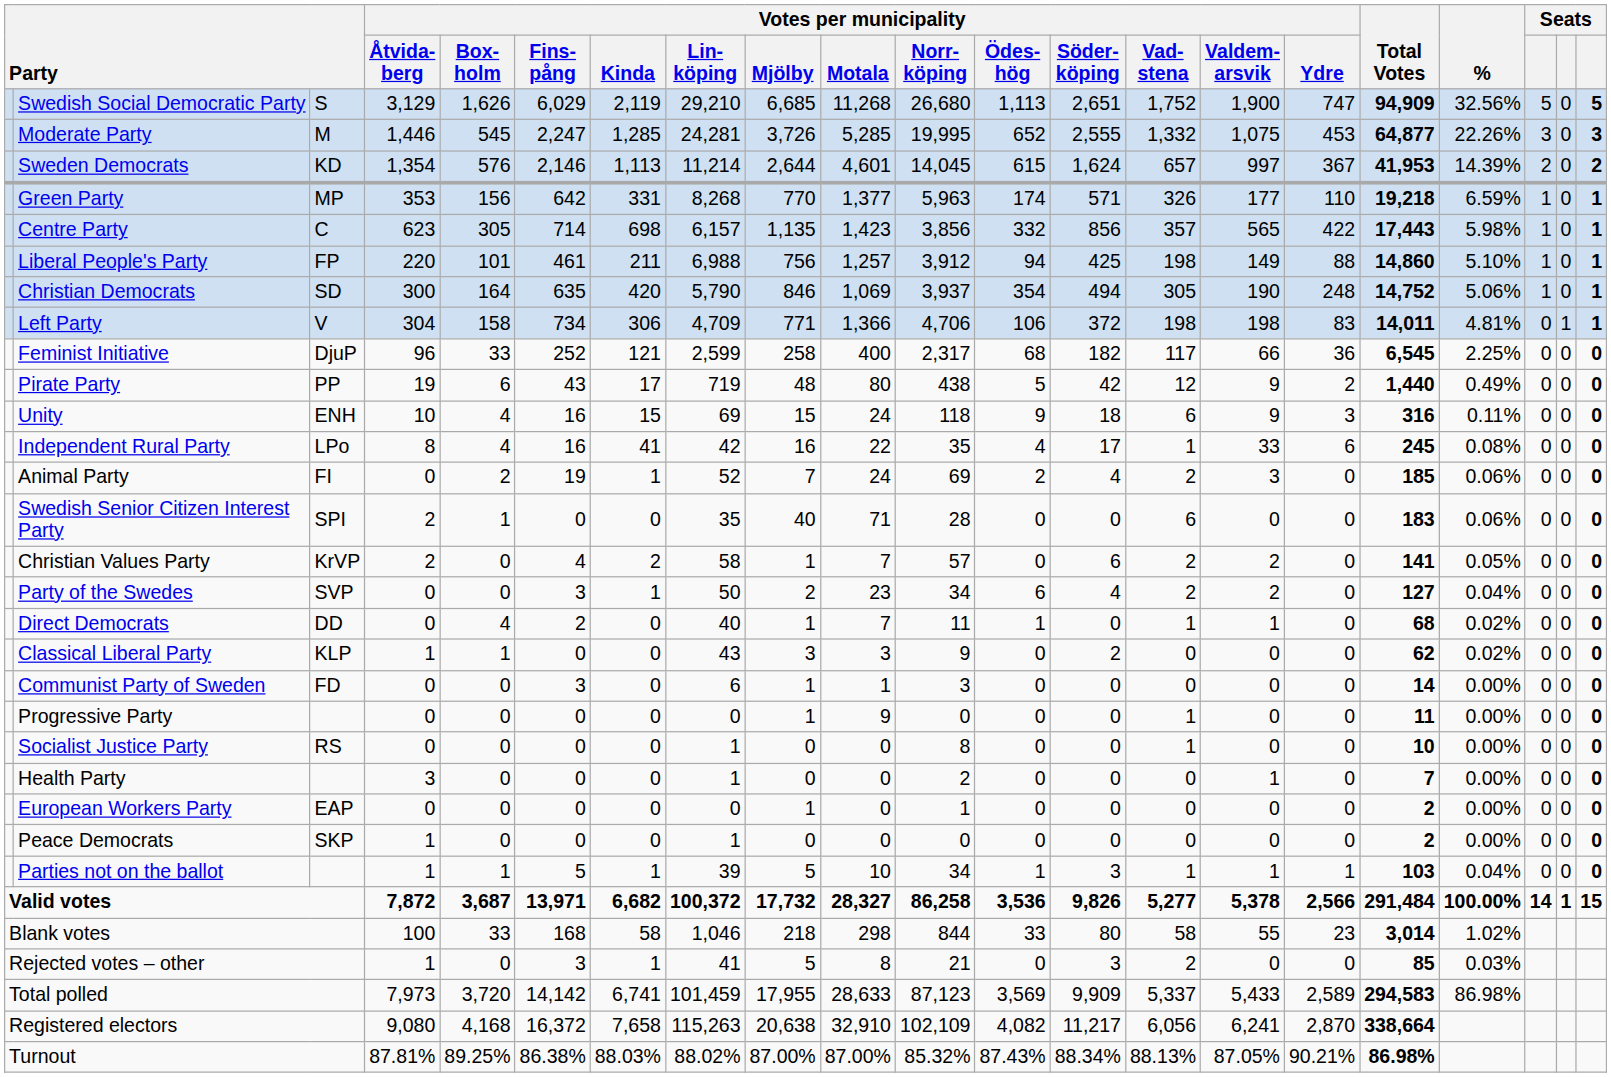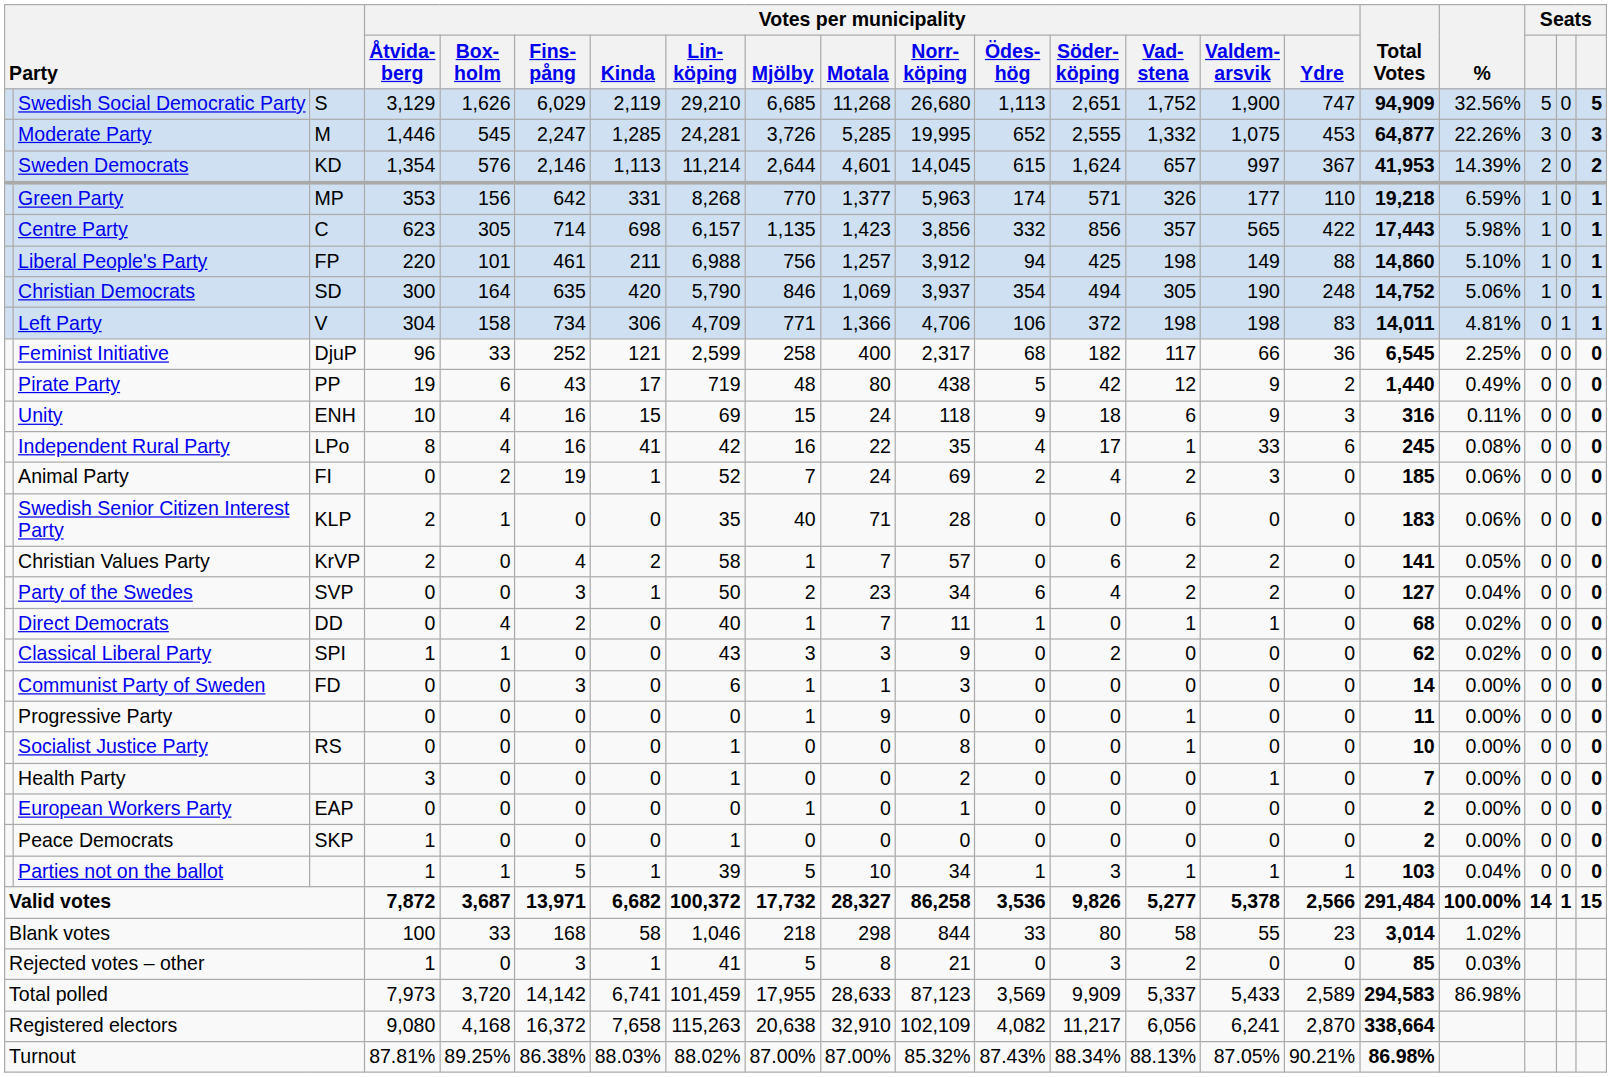(330, 519) SPI -> (333, 519) KLP
(333, 654) KLP -> (330, 654) SPI
